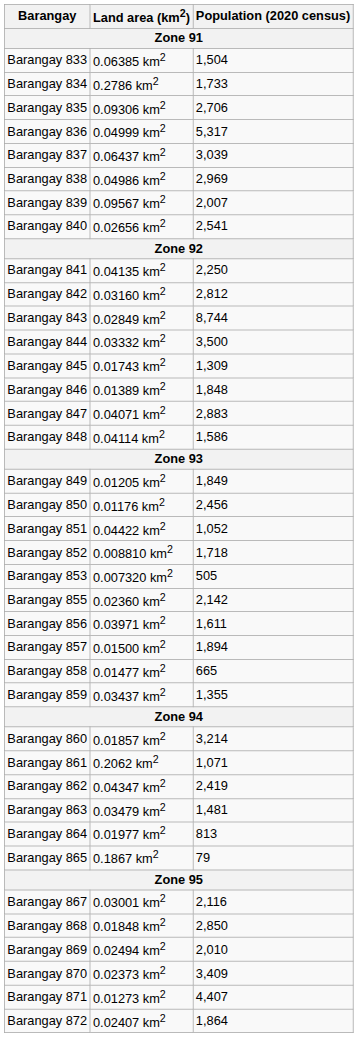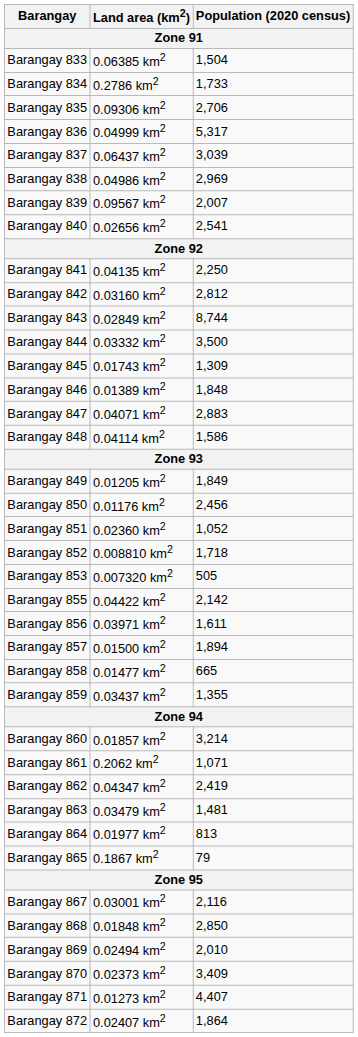(129, 528) 0.04422 km2 -> (129, 528) 0.02360 km2
(129, 600) 0.02360 km2 -> (129, 600) 0.04422 km2
